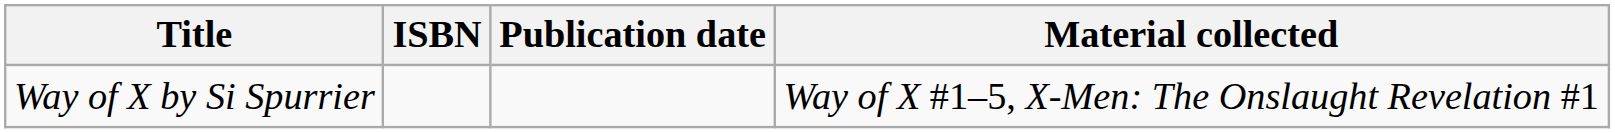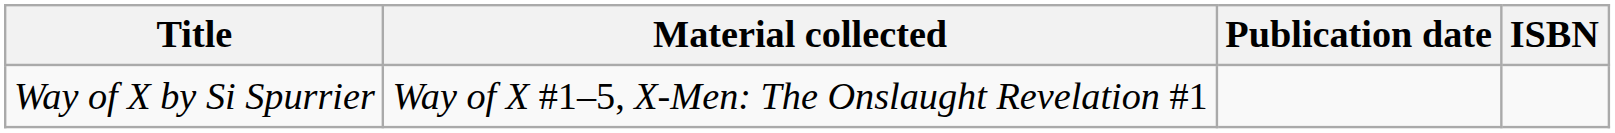columns swapped: (1191, 34) <-> (437, 34)
